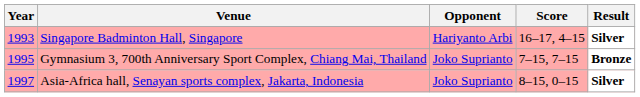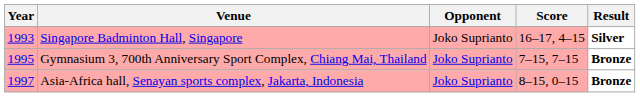(473, 37) Hariyanto Arbi -> (473, 37) Joko Suprianto
(608, 81) Silver -> (611, 81) Bronze
